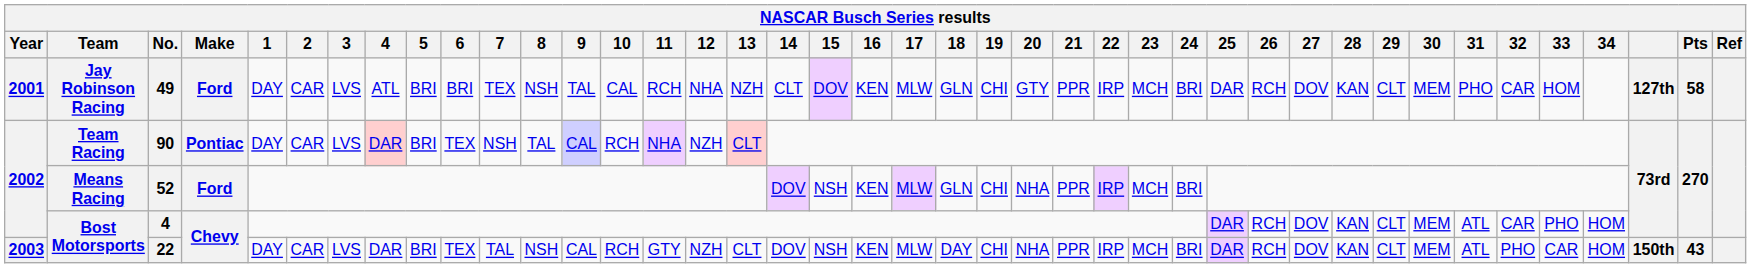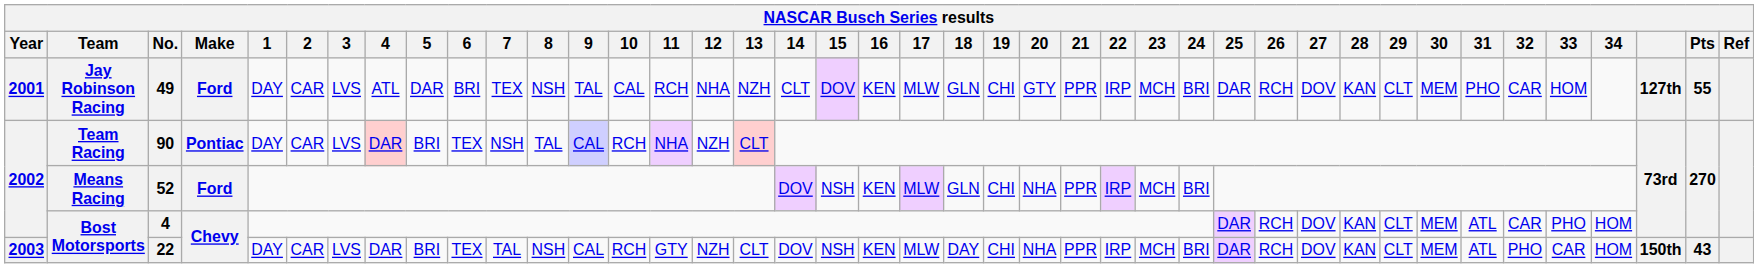(423, 89) BRI -> (427, 89) DAR
(1695, 89) 58 -> (1703, 89) 55
